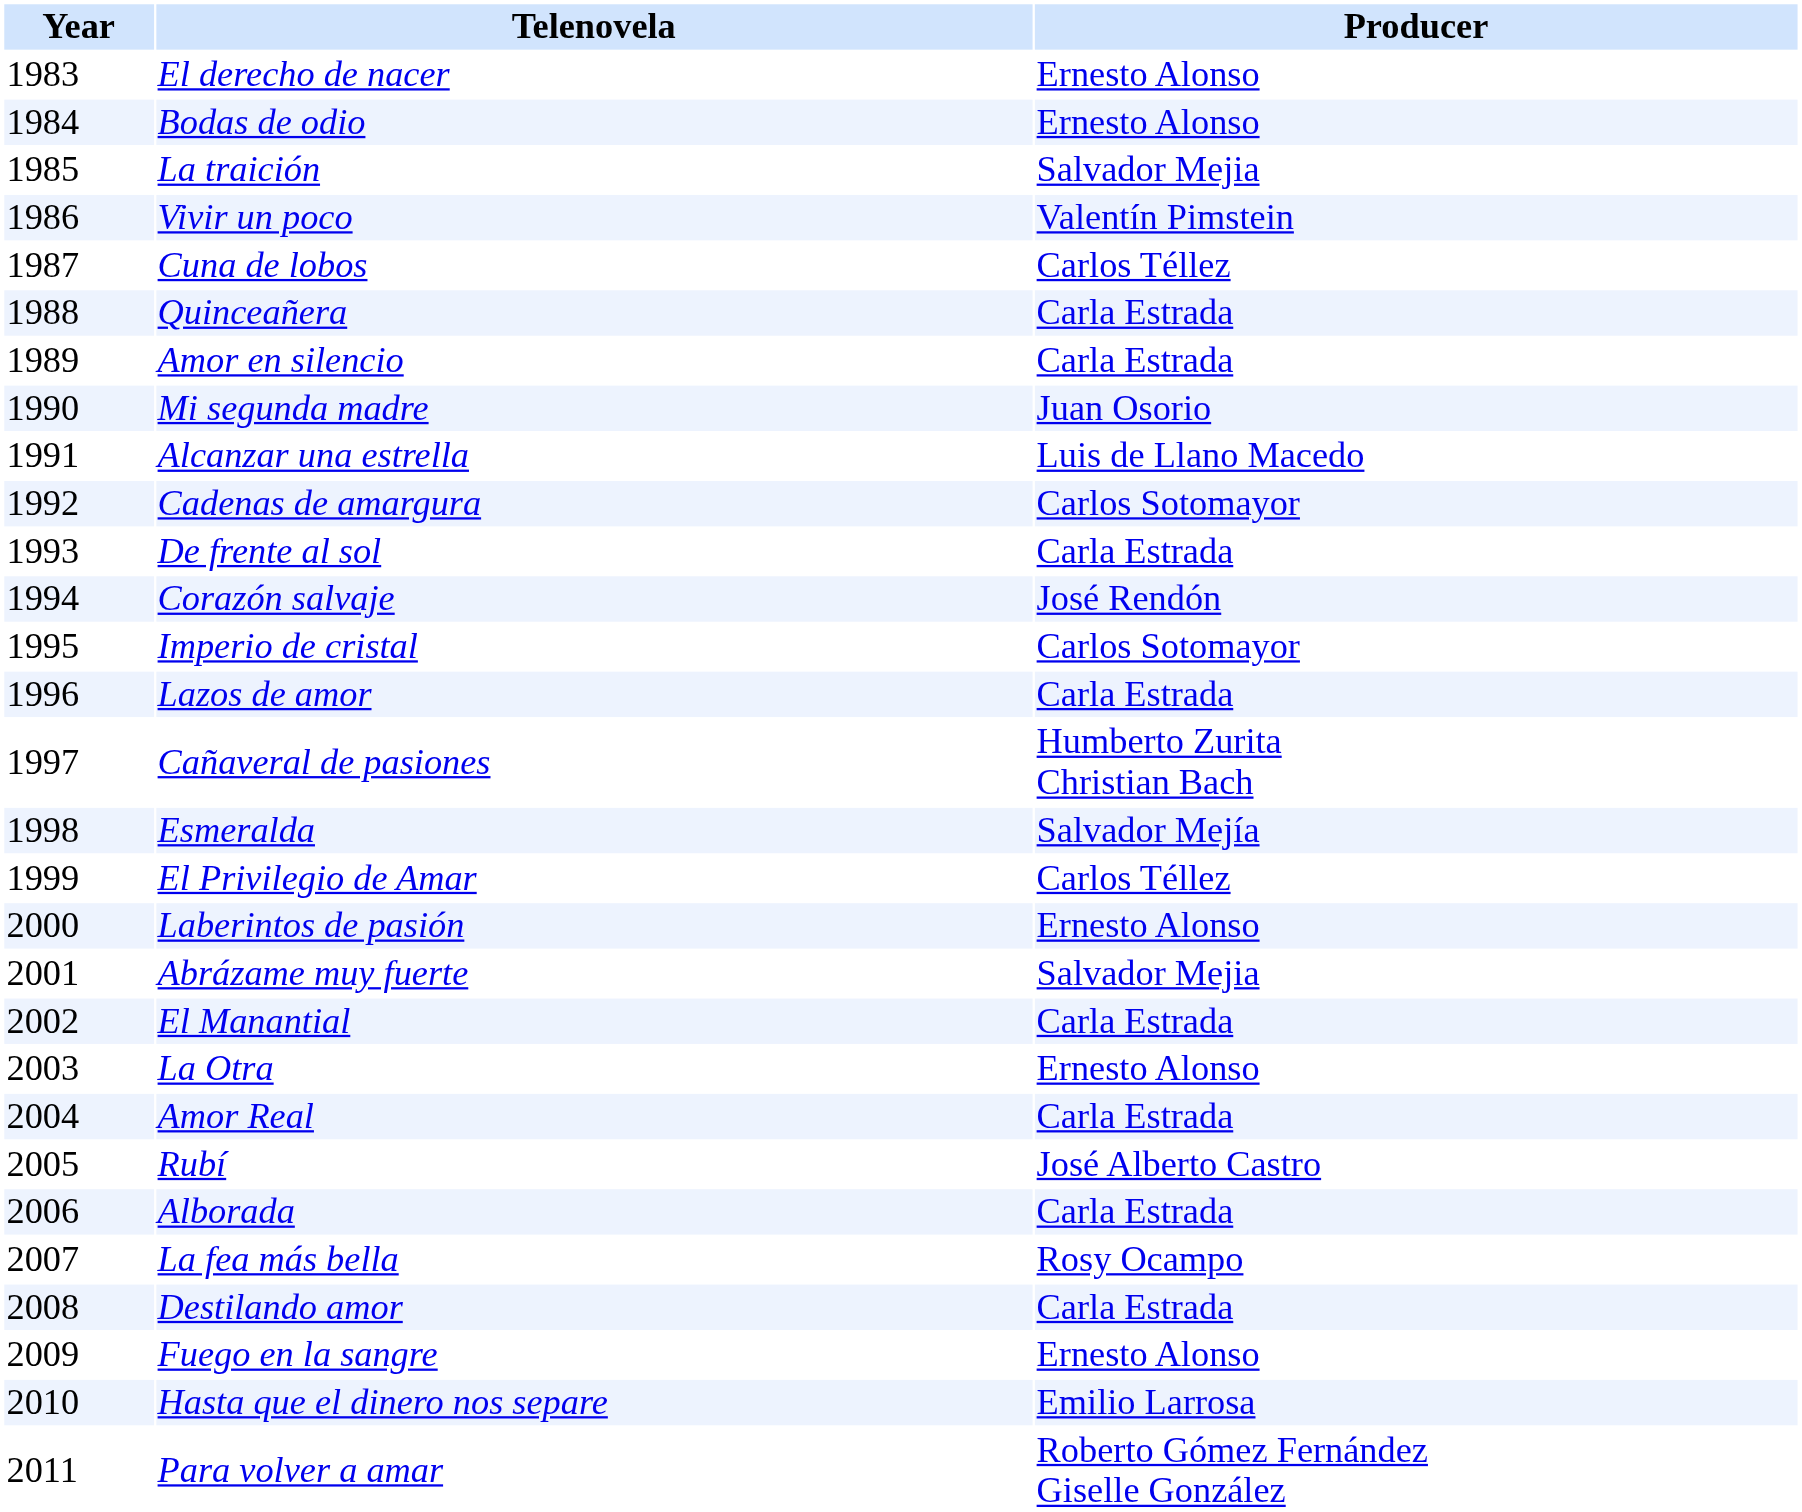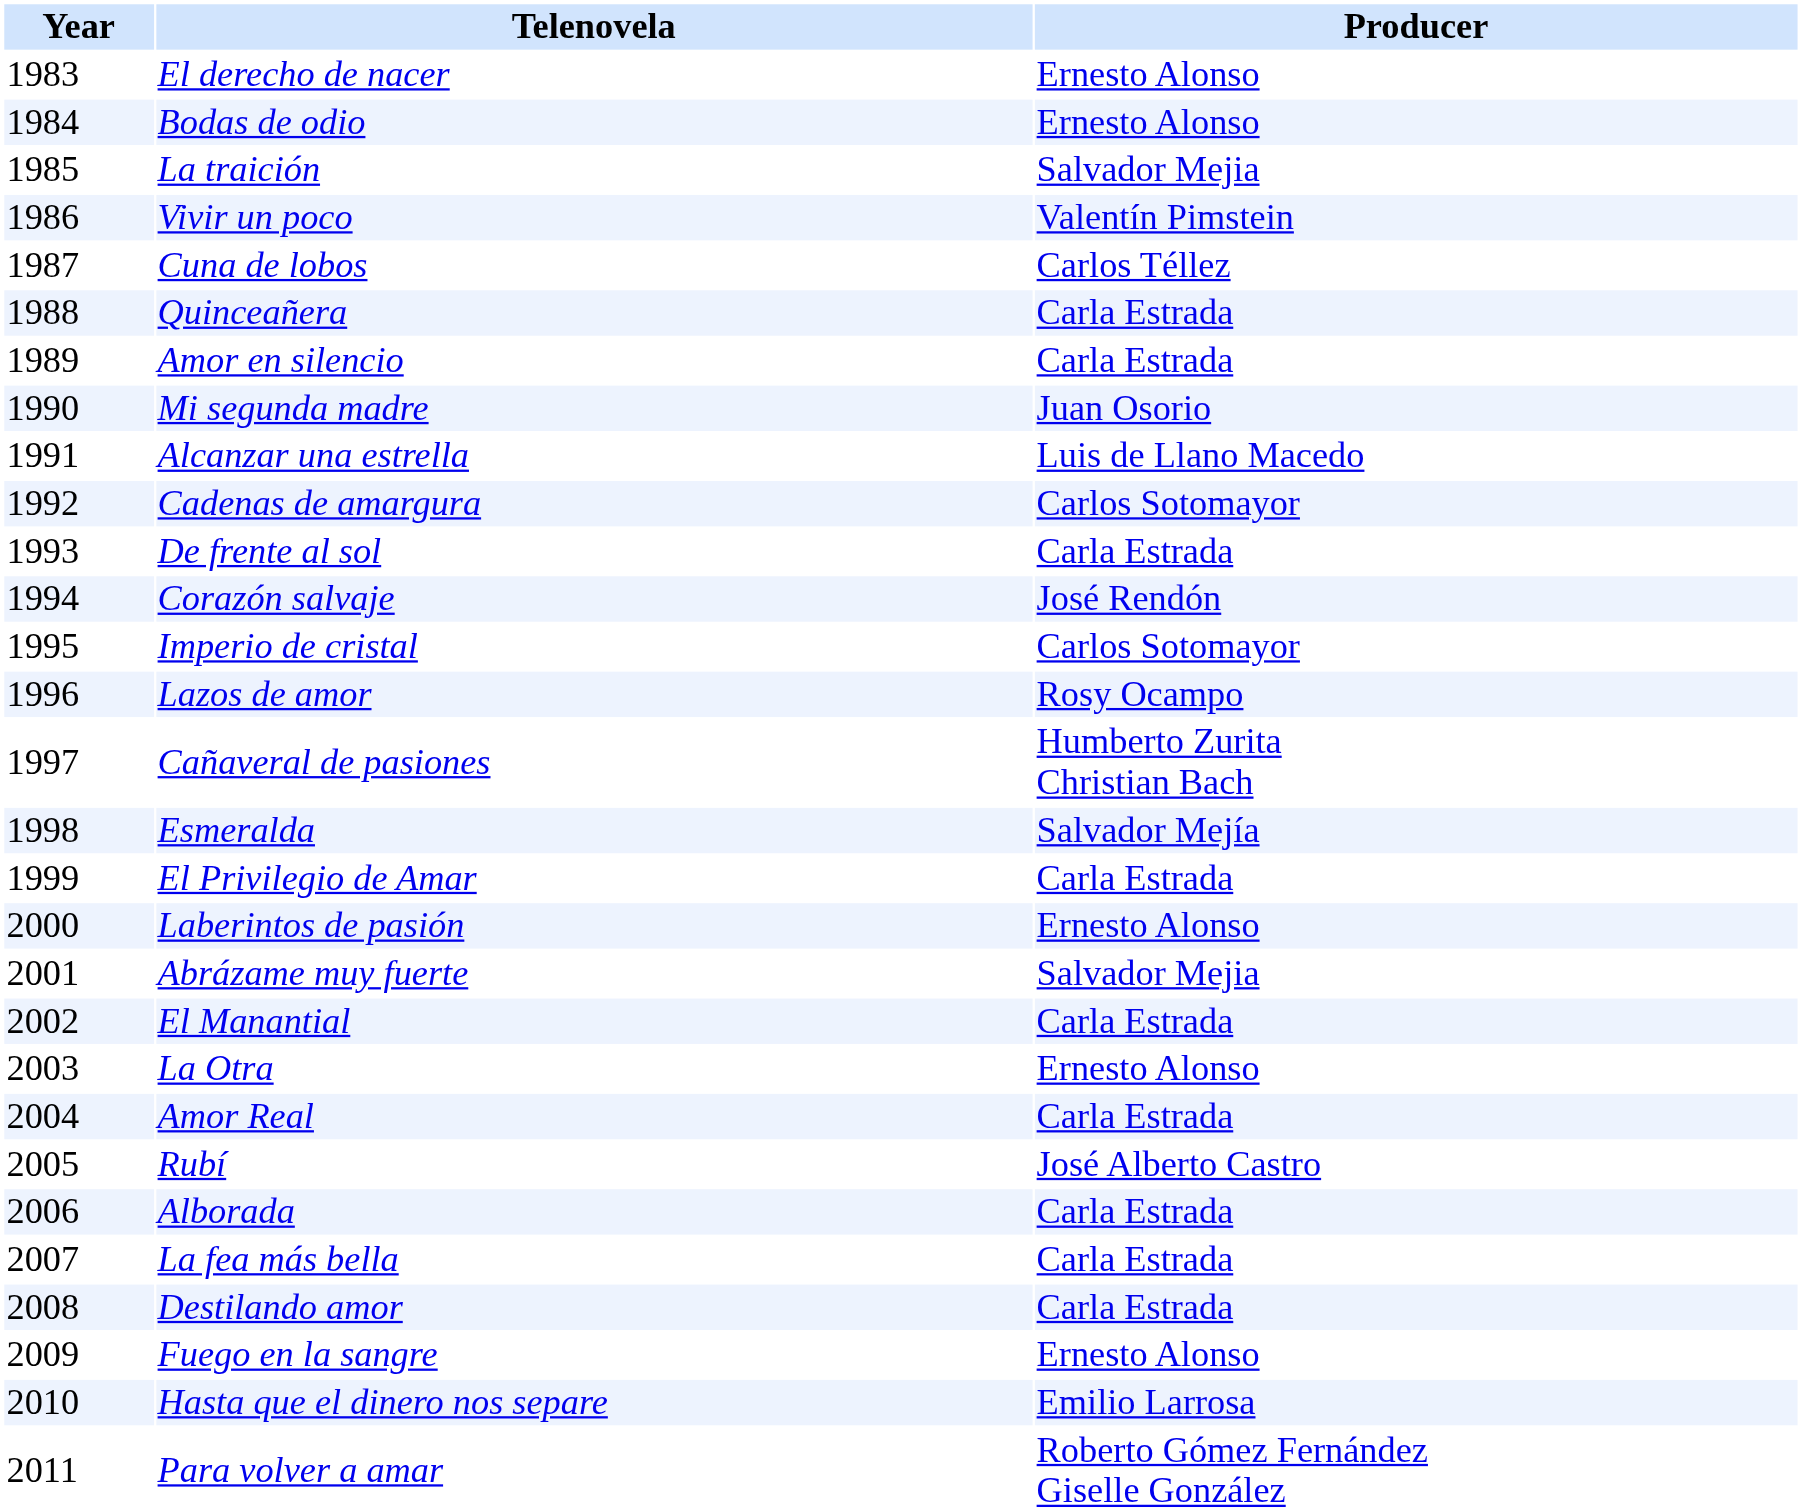(1135, 693) Carla Estrada -> (1140, 693) Rosy Ocampo
(1134, 877) Carlos Téllez -> (1135, 877) Carla Estrada
(1140, 1258) Rosy Ocampo -> (1135, 1258) Carla Estrada
